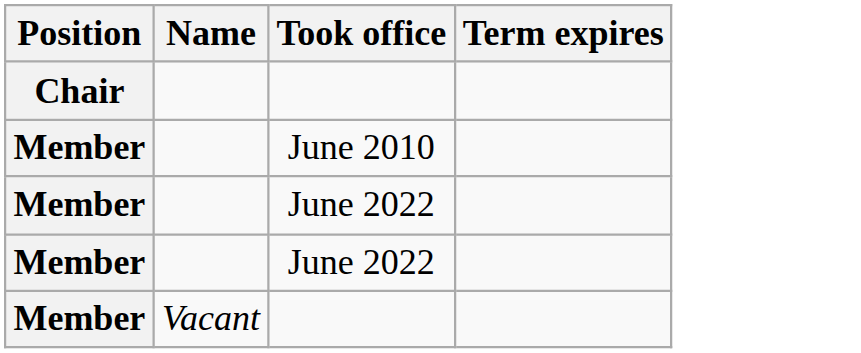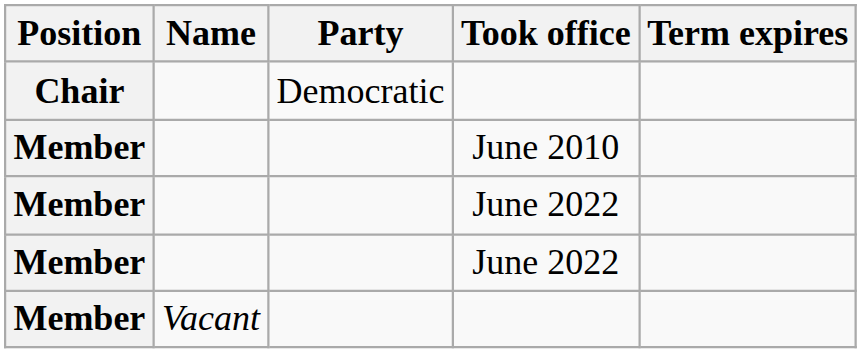+ column: (360, 33)
